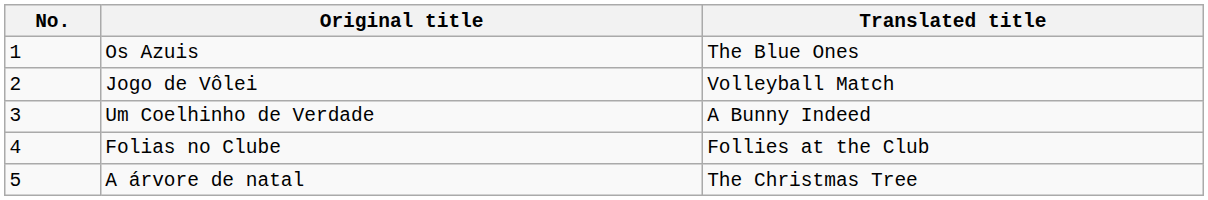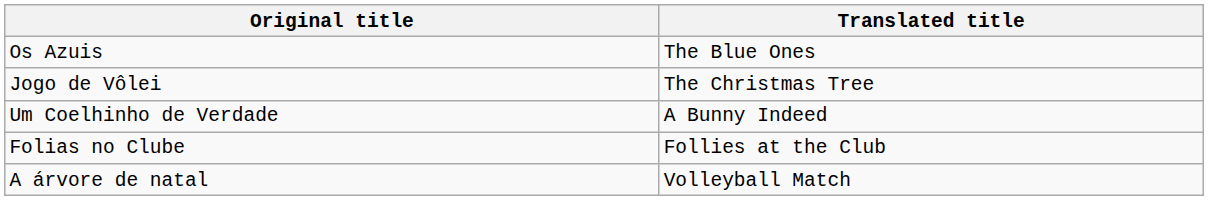- column: (53, 21)
(801, 84) Volleyball Match -> (769, 84) The Christmas Tree
(812, 180) The Christmas Tree -> (757, 180) Volleyball Match
